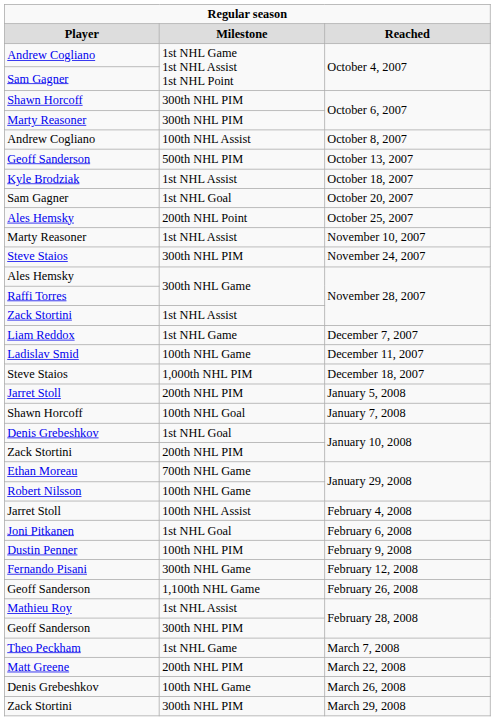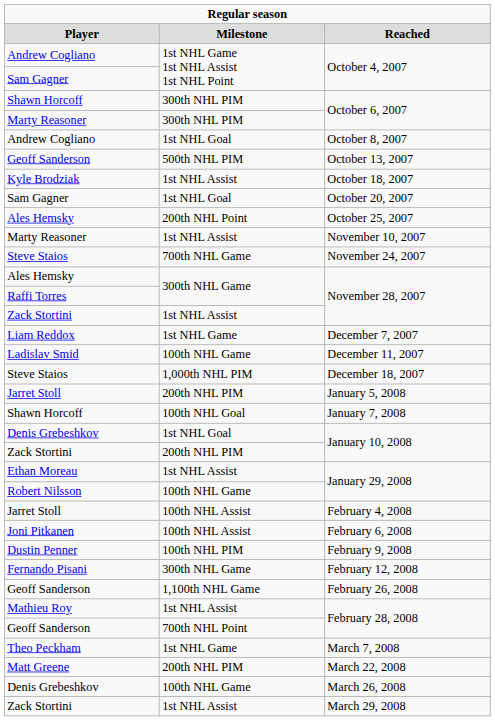(206, 139) 100th NHL Assist -> (197, 139) 1st NHL Goal
(203, 256) 300th NHL PIM -> (206, 256) 700th NHL Game
(206, 471) 700th NHL Game -> (200, 471) 1st NHL Assist
(197, 530) 1st NHL Goal -> (206, 530) 100th NHL Assist
(203, 628) 300th NHL PIM -> (205, 628) 700th NHL Point
(203, 706) 300th NHL PIM -> (200, 706) 1st NHL Assist
